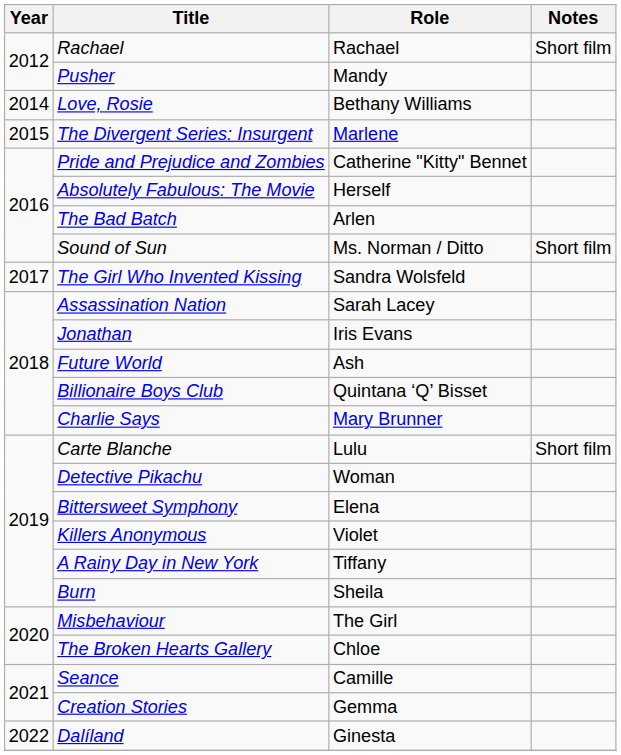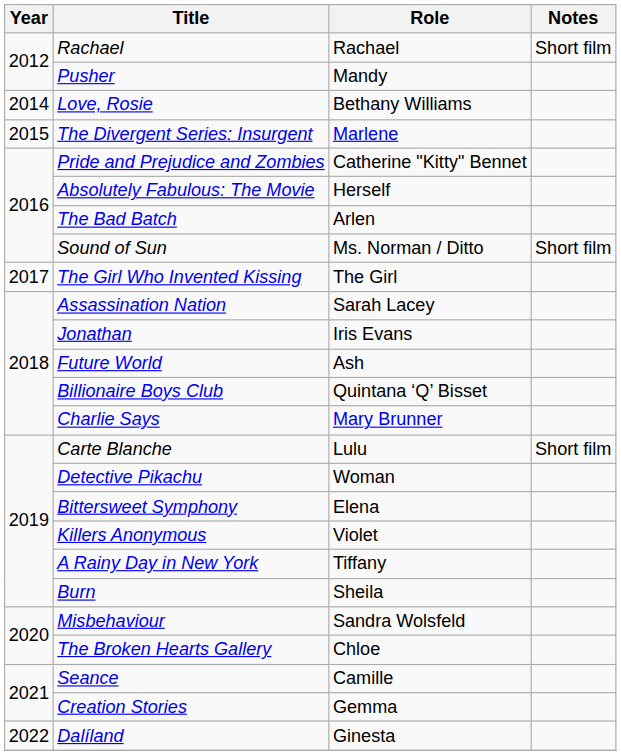(399, 276) Sandra Wolsfeld -> (365, 276) The Girl
(365, 620) The Girl -> (399, 620) Sandra Wolsfeld
